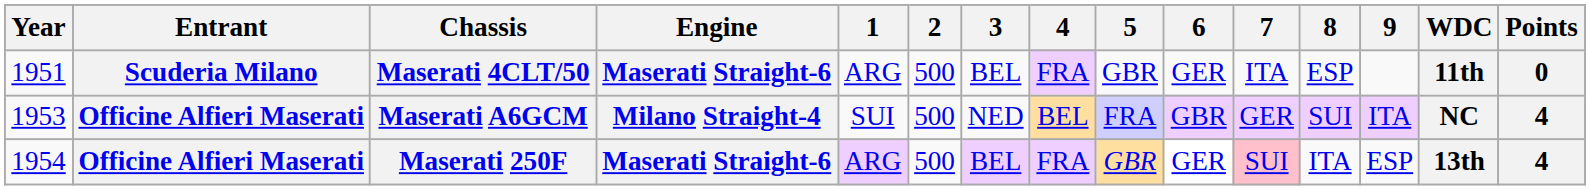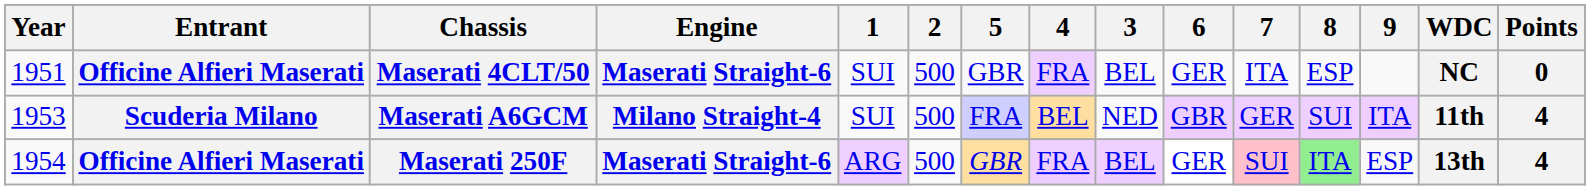columns swapped: (996, 27) <-> (1130, 27)
(221, 72) Scuderia Milano -> (221, 72) Officine Alfieri Maserati
(873, 72) ARG -> (873, 72) SUI
(1459, 72) 11th -> (1459, 72) NC
(221, 117) Officine Alfieri Maserati -> (221, 117) Scuderia Milano
(1459, 117) NC -> (1459, 117) 11th
(1330, 161) no background -> (1330, 161) lightgreen background
